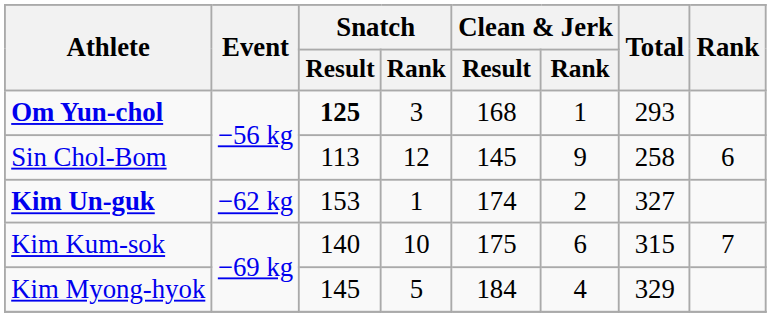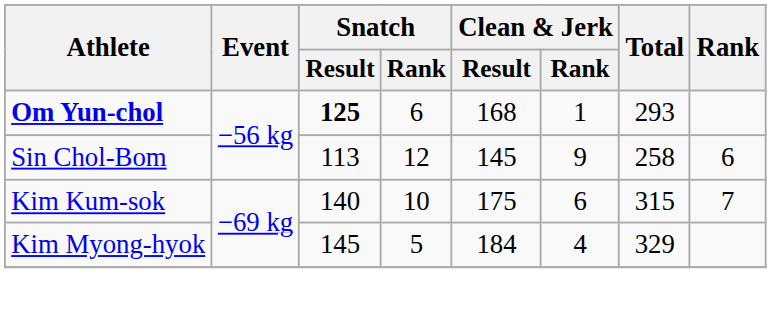(416, 112) 3 -> (416, 112) 6
- row: (83, 201)
